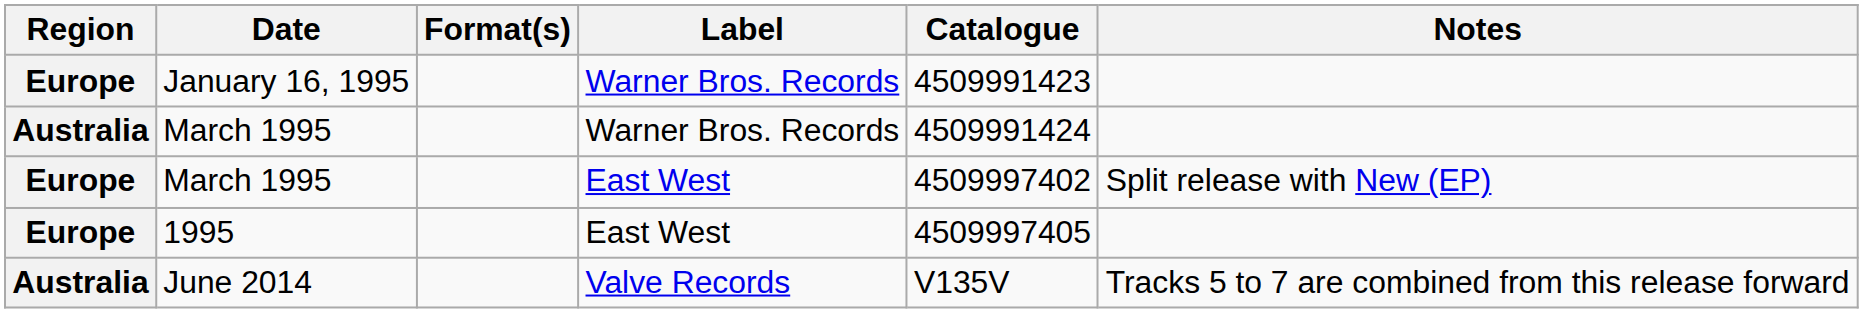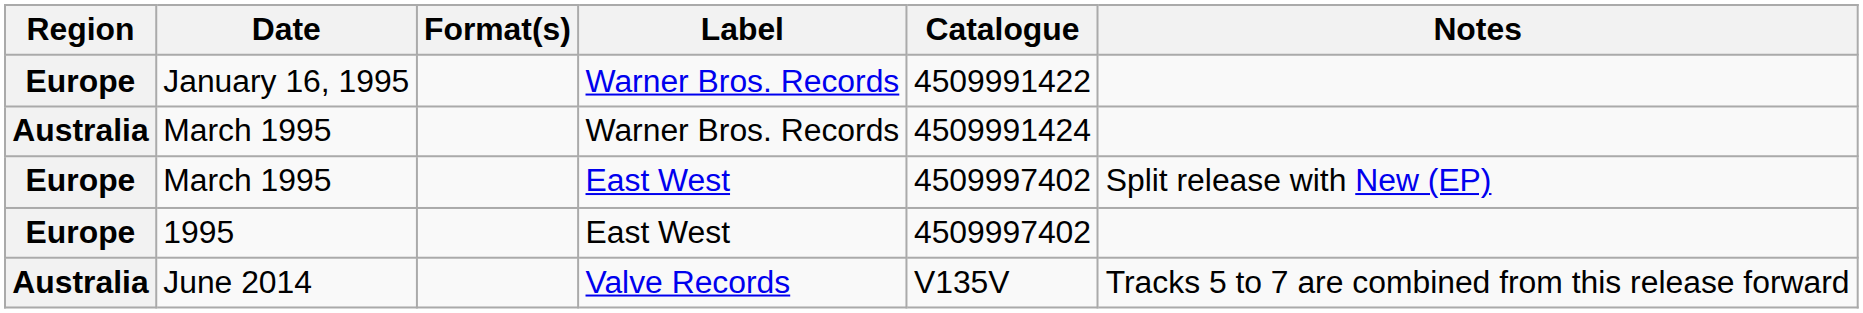(1002, 80) 4509991423 -> (1002, 80) 4509991422
(1002, 231) 4509997405 -> (1002, 231) 4509997402
